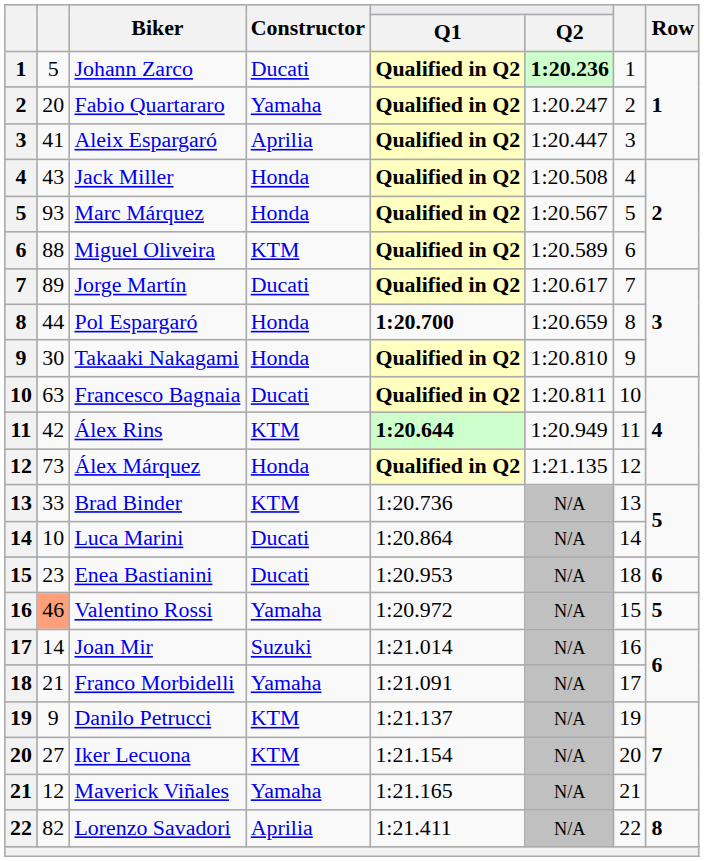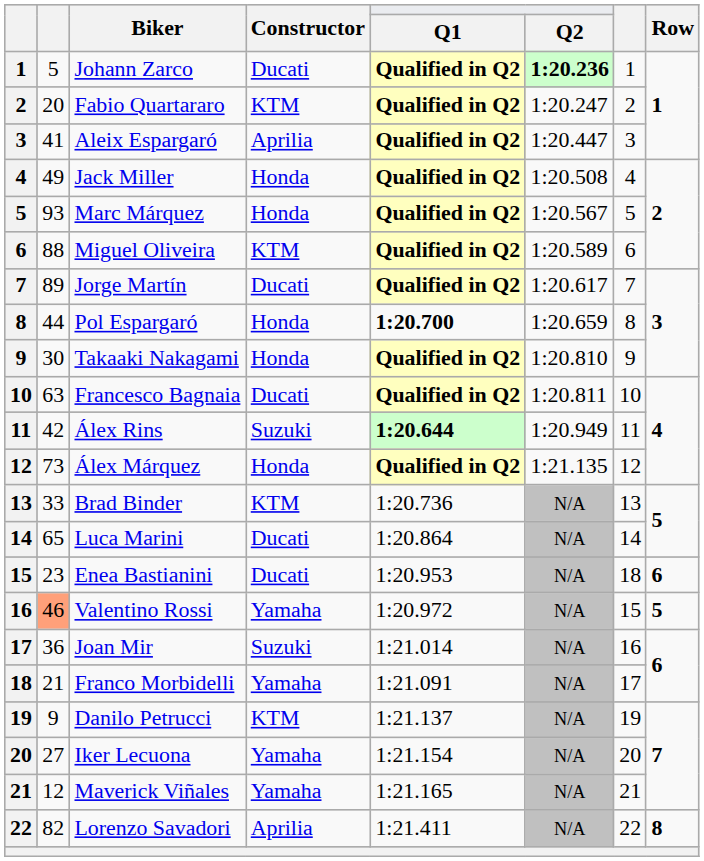(286, 104) Yamaha -> (275, 104) KTM
(53, 177) 43 -> (53, 177) 49
(275, 429) KTM -> (281, 429) Suzuki
(53, 538) 10 -> (53, 538) 65
(53, 646) 14 -> (53, 646) 36
(275, 755) KTM -> (286, 755) Yamaha
